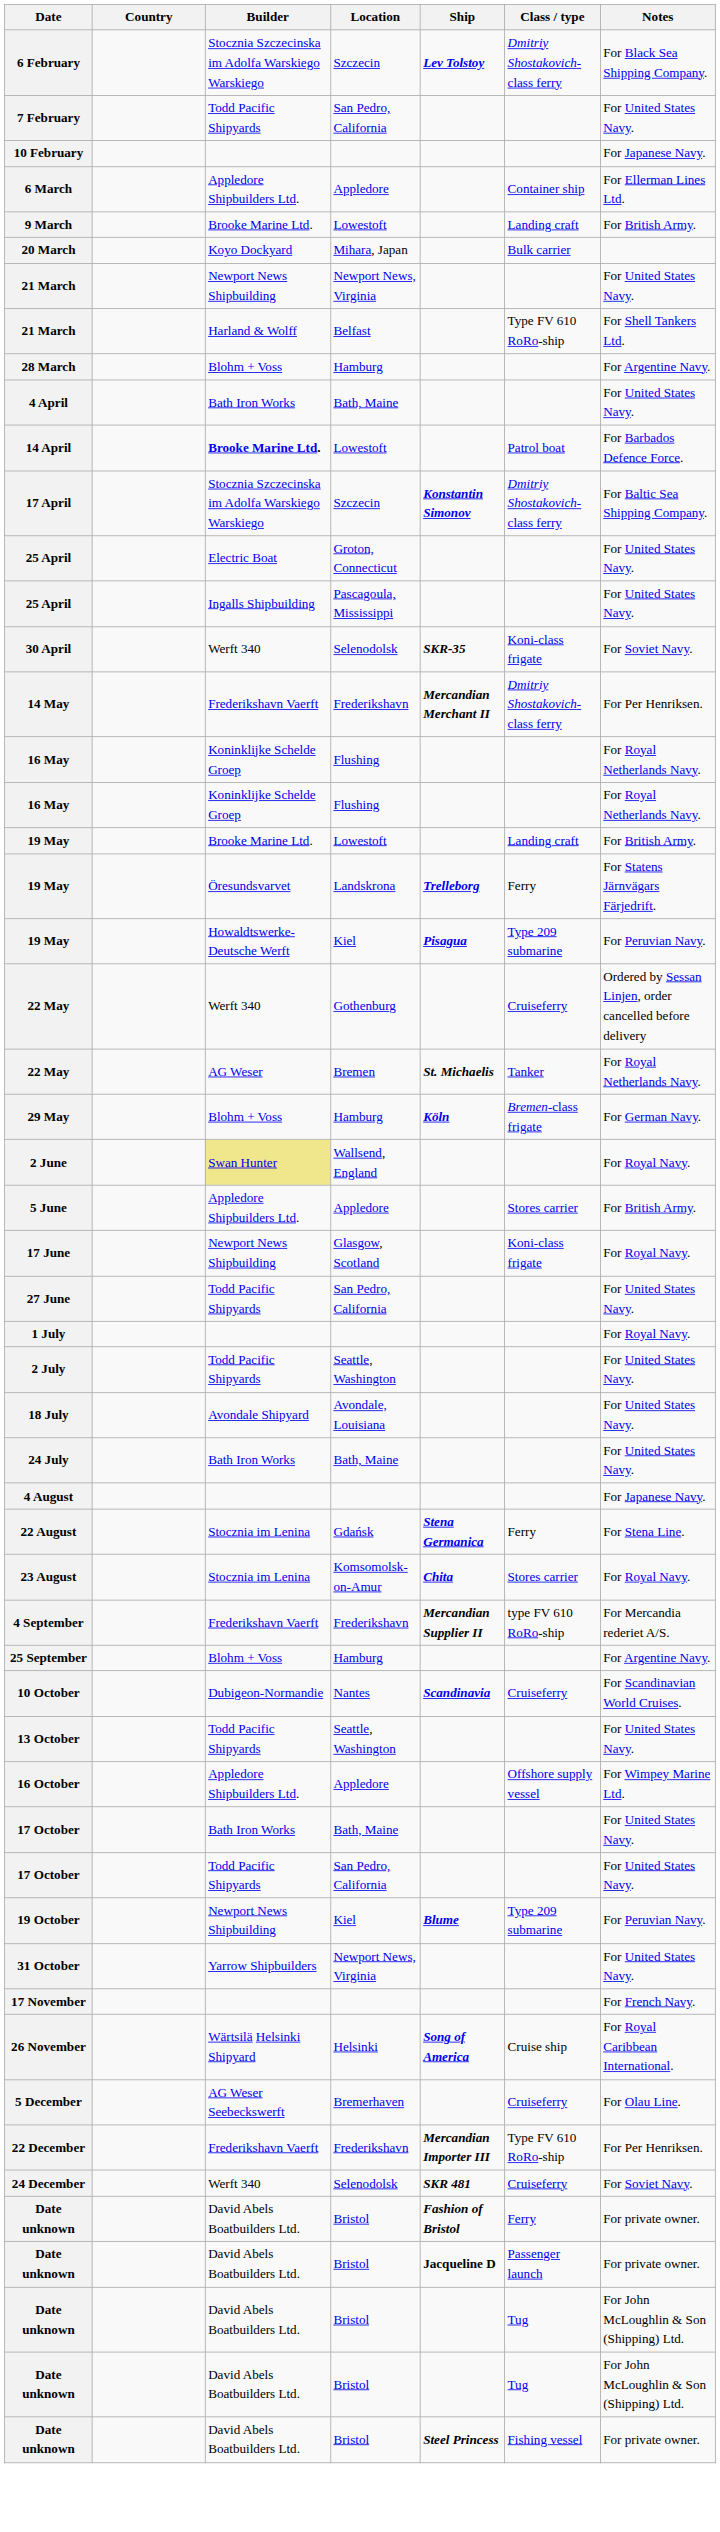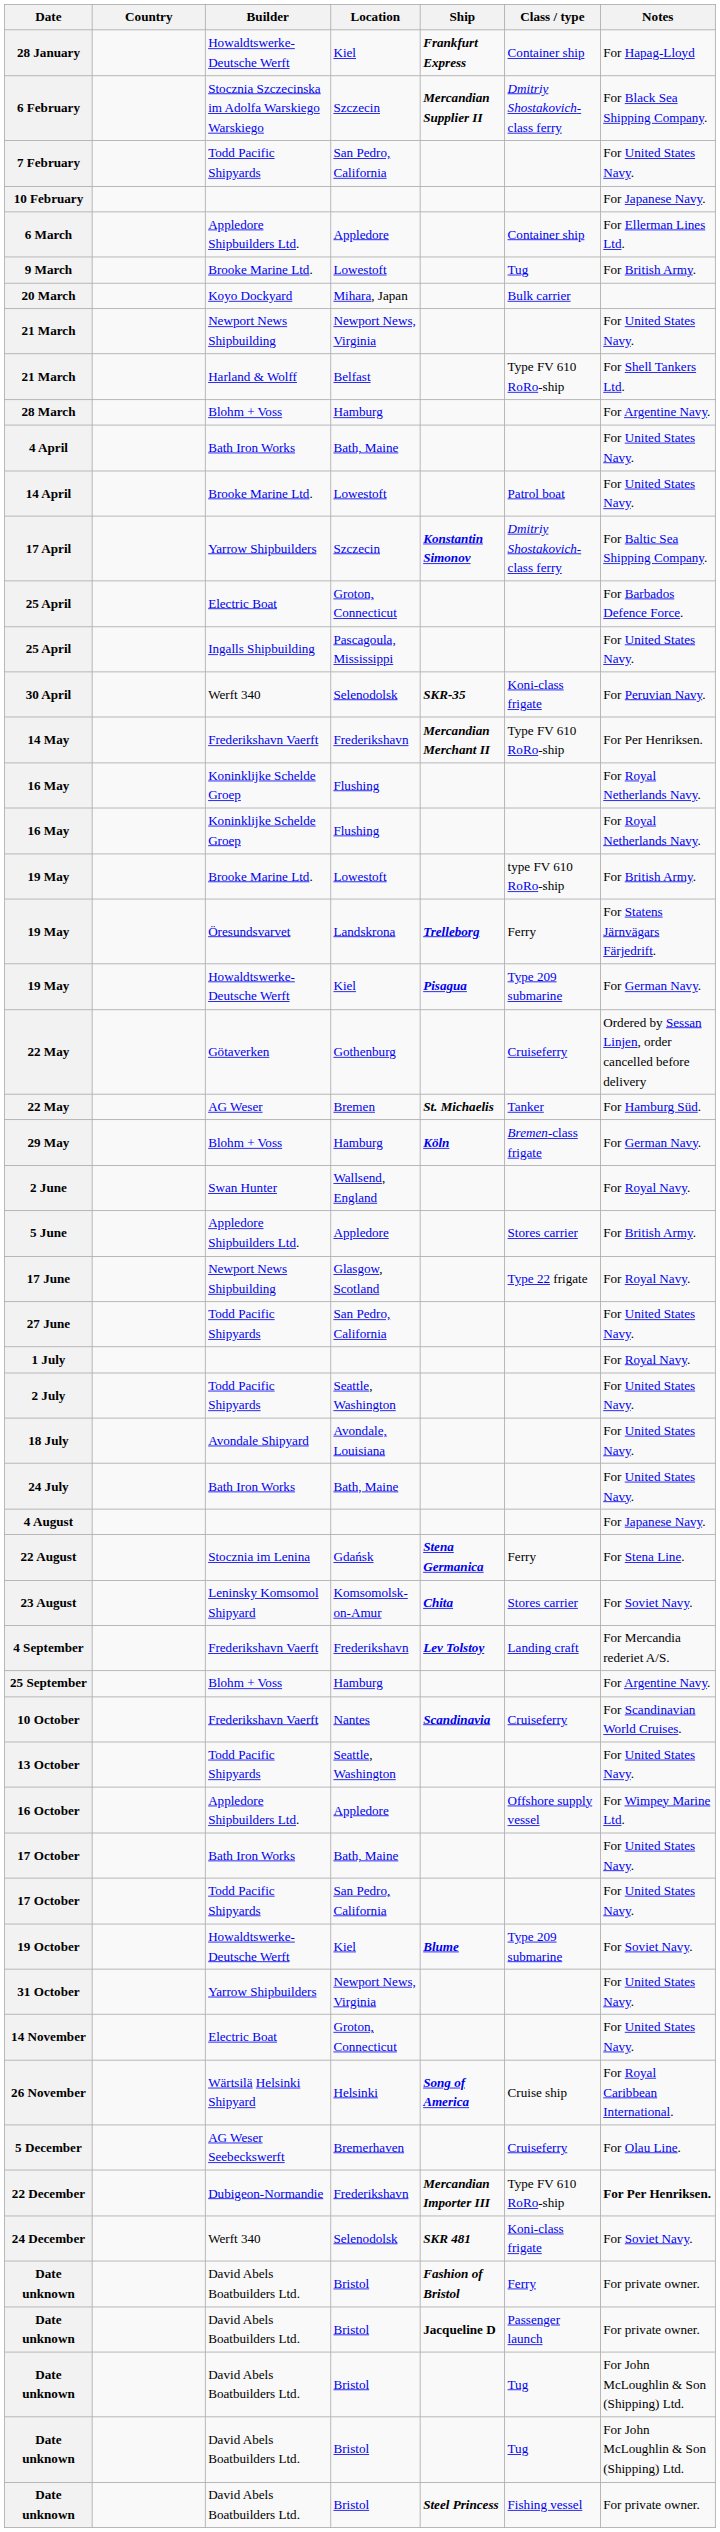+ row: (48, 52)
(454, 62) Lev Tolstoy -> (456, 108) Mercandian Supplier II
(543, 224) Landing craft -> (518, 270) Tug
(264, 447) bold -> (260, 493) normal
(643, 447) For Barbados Defence Force. -> (649, 493) For United States Navy.
(264, 503) Stocznia Szczecinska im Adolfa Warskiego Warskiego -> (262, 548) Yarrow Shipbuilders
(649, 558) For United States Navy. -> (643, 603) For Barbados Defence Force.
(648, 649) For Soviet Navy. -> (654, 694) For Peruvian Navy.
(544, 704) Dmitriy Shostakovich-class ferry -> (542, 740) Type FV 610 RoRo-ship
(543, 840) Landing craft -> (540, 876) type FV 610 RoRo-ship
(654, 941) For Peruvian Navy. -> (652, 986) For German Navy.
(234, 1006) Werft 340 -> (239, 1051) Götaverken
(652, 1071) For Royal Netherlands Navy. -> (652, 1107) For Hamburg Süd.
(243, 1162) khaki background -> (243, 1188) no background
(536, 1253) Koni-class frigate -> (548, 1278) Type 22 frigate
(259, 1577) Stocznia im Lenina -> (263, 1602) Leninsky Komsomol Shipyard
(647, 1577) For Royal Navy. -> (648, 1602) For Soviet Navy.
(456, 1622) Mercandian Supplier II -> (454, 1648) Lev Tolstoy
(540, 1622) type FV 610 RoRo-ship -> (543, 1648) Landing craft
(266, 1693) Dubigeon-Normandie -> (263, 1719) Frederikshavn Vaerft
(248, 1920) Newport News Shipbuilding -> (251, 1946) Howaldtswerke-Deutsche Werft
(654, 1920) For Peruvian Navy. -> (648, 1946) For Soviet Navy.
+ row: (48, 2037)
- row: (48, 2001)
(263, 2147) Frederikshavn Vaerft -> (266, 2193) Dubigeon-Normandie
(653, 2147) normal -> (657, 2193) bold
(537, 2183) Cruiseferry -> (536, 2238) Koni-class frigate
